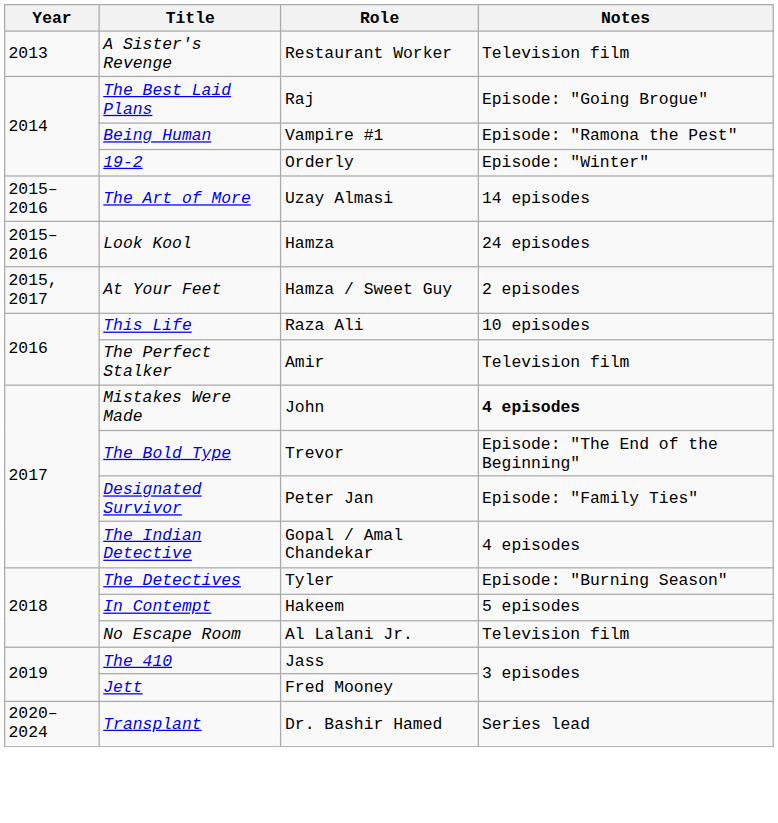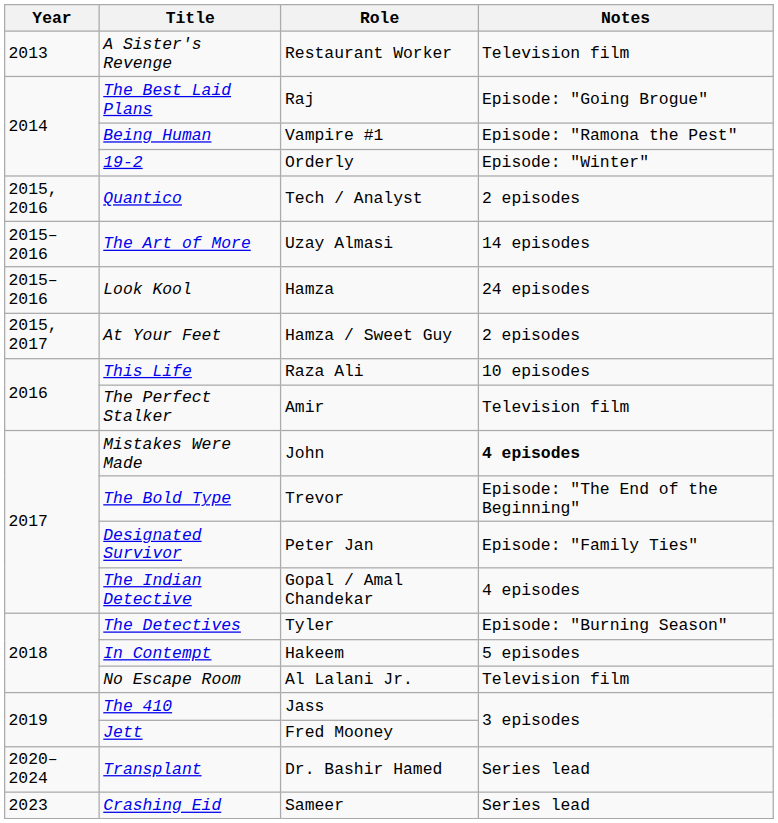+ row: (143, 199)
+ row: (162, 805)
